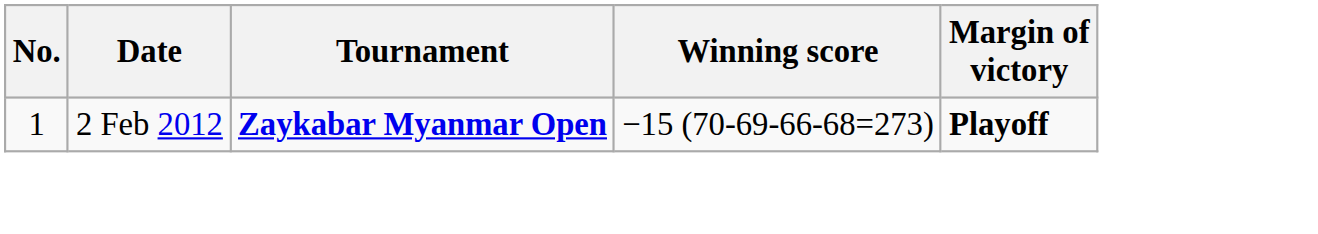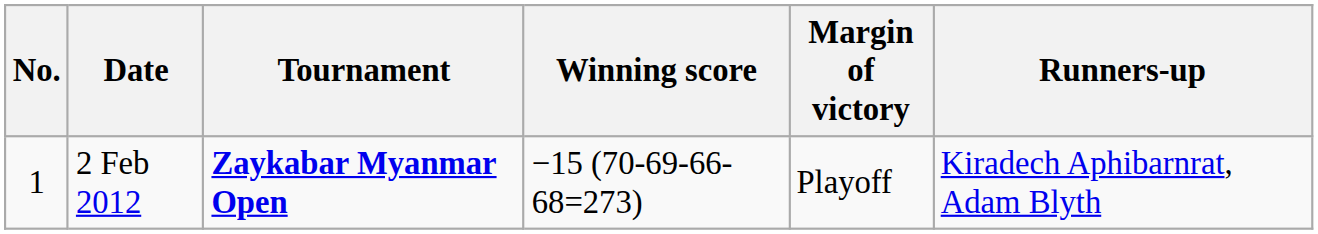+ column: (1122, 70)
(999, 124) bold -> (844, 182) normal
